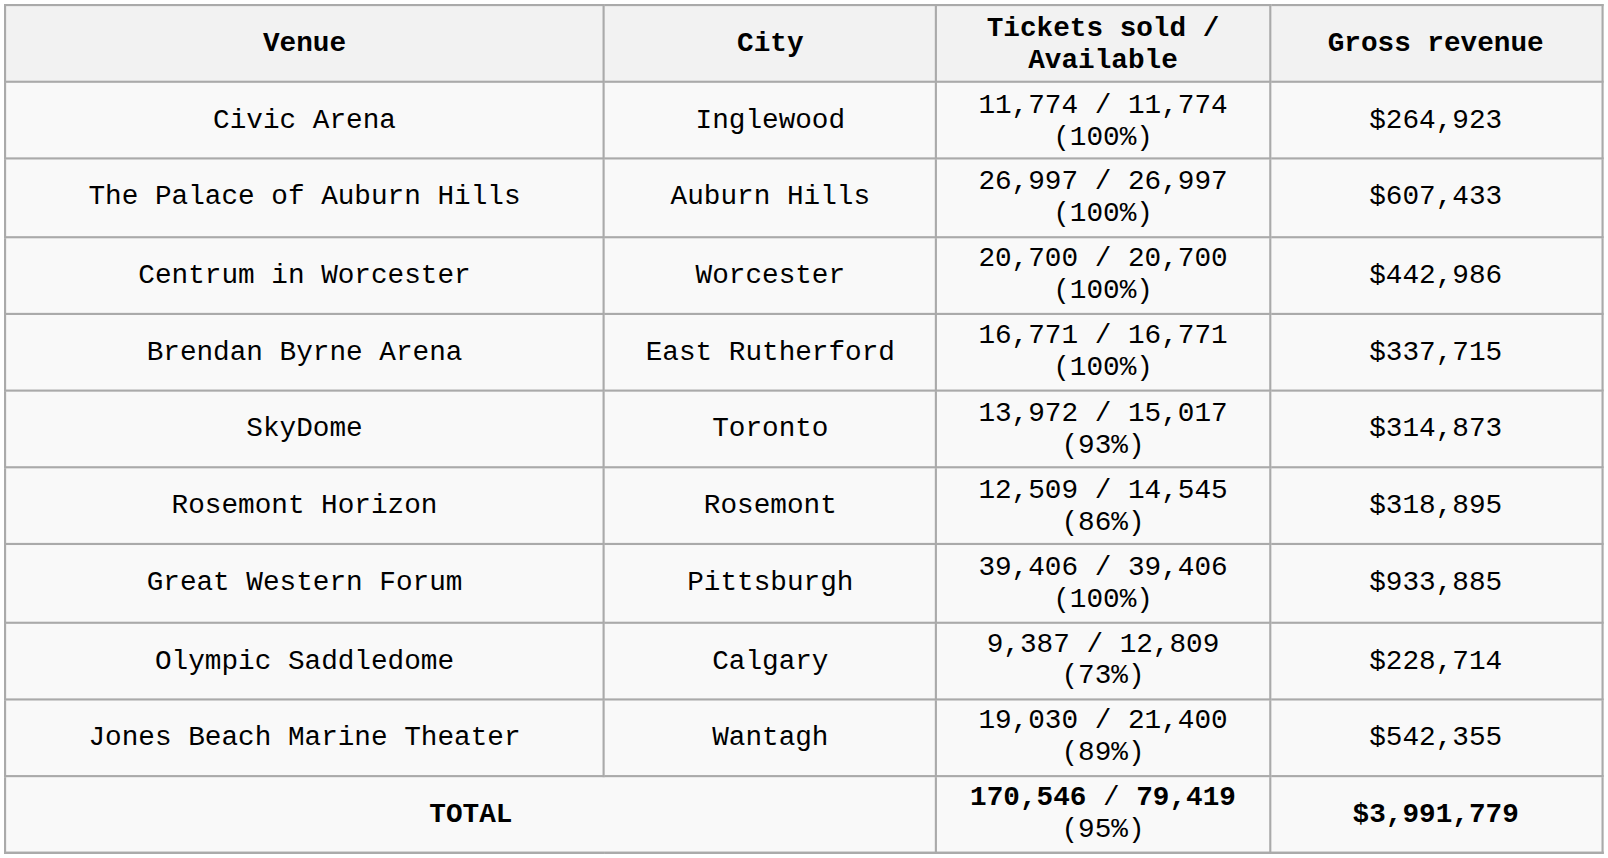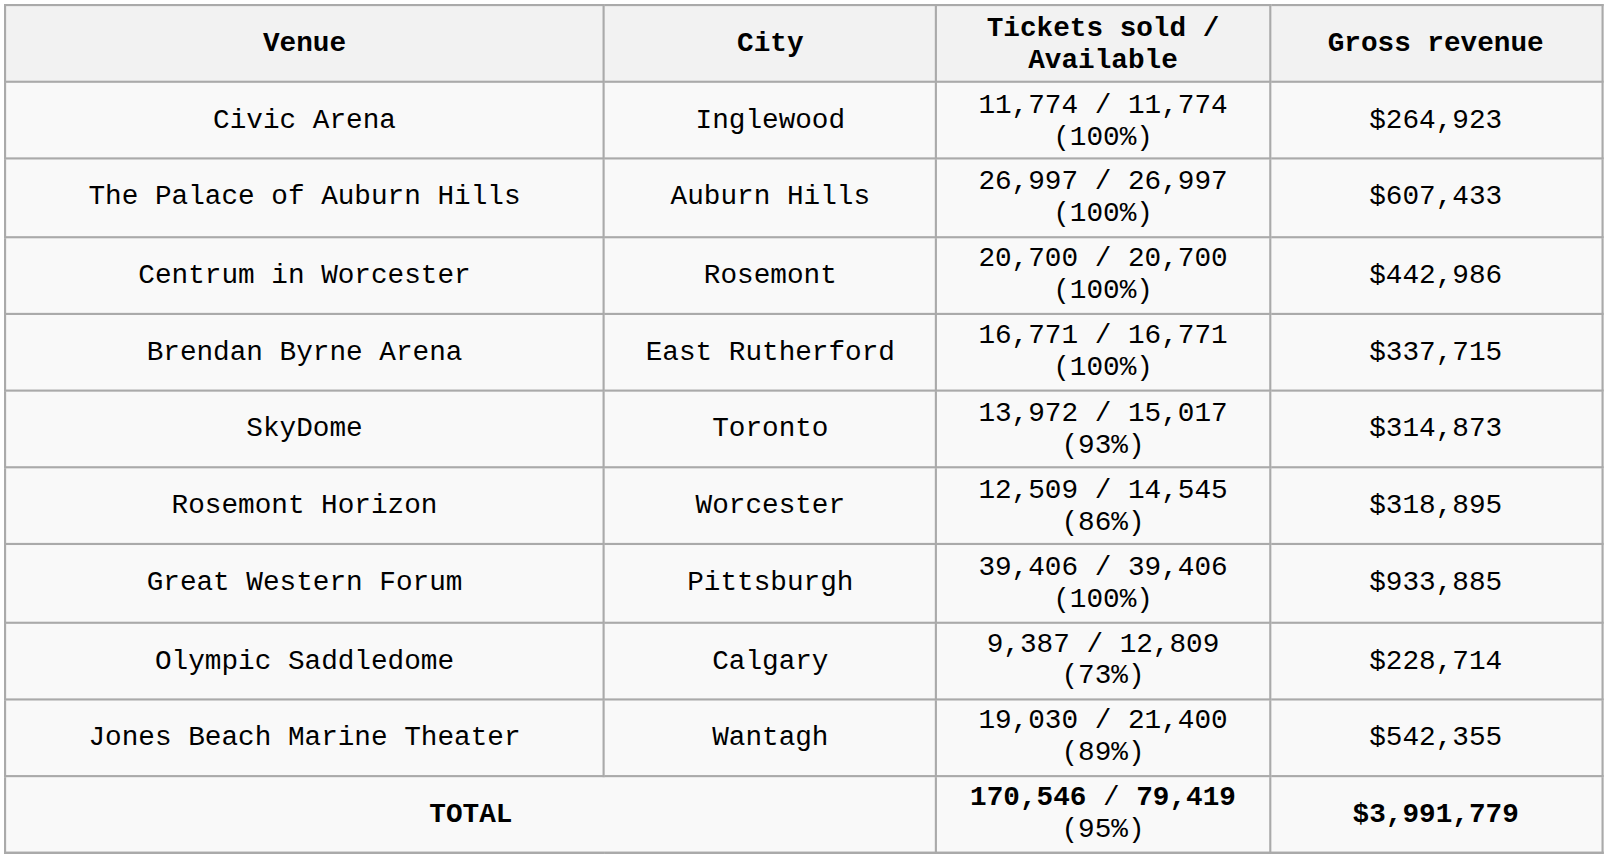(770, 275) Worcester -> (770, 275) Rosemont
(770, 506) Rosemont -> (770, 506) Worcester
